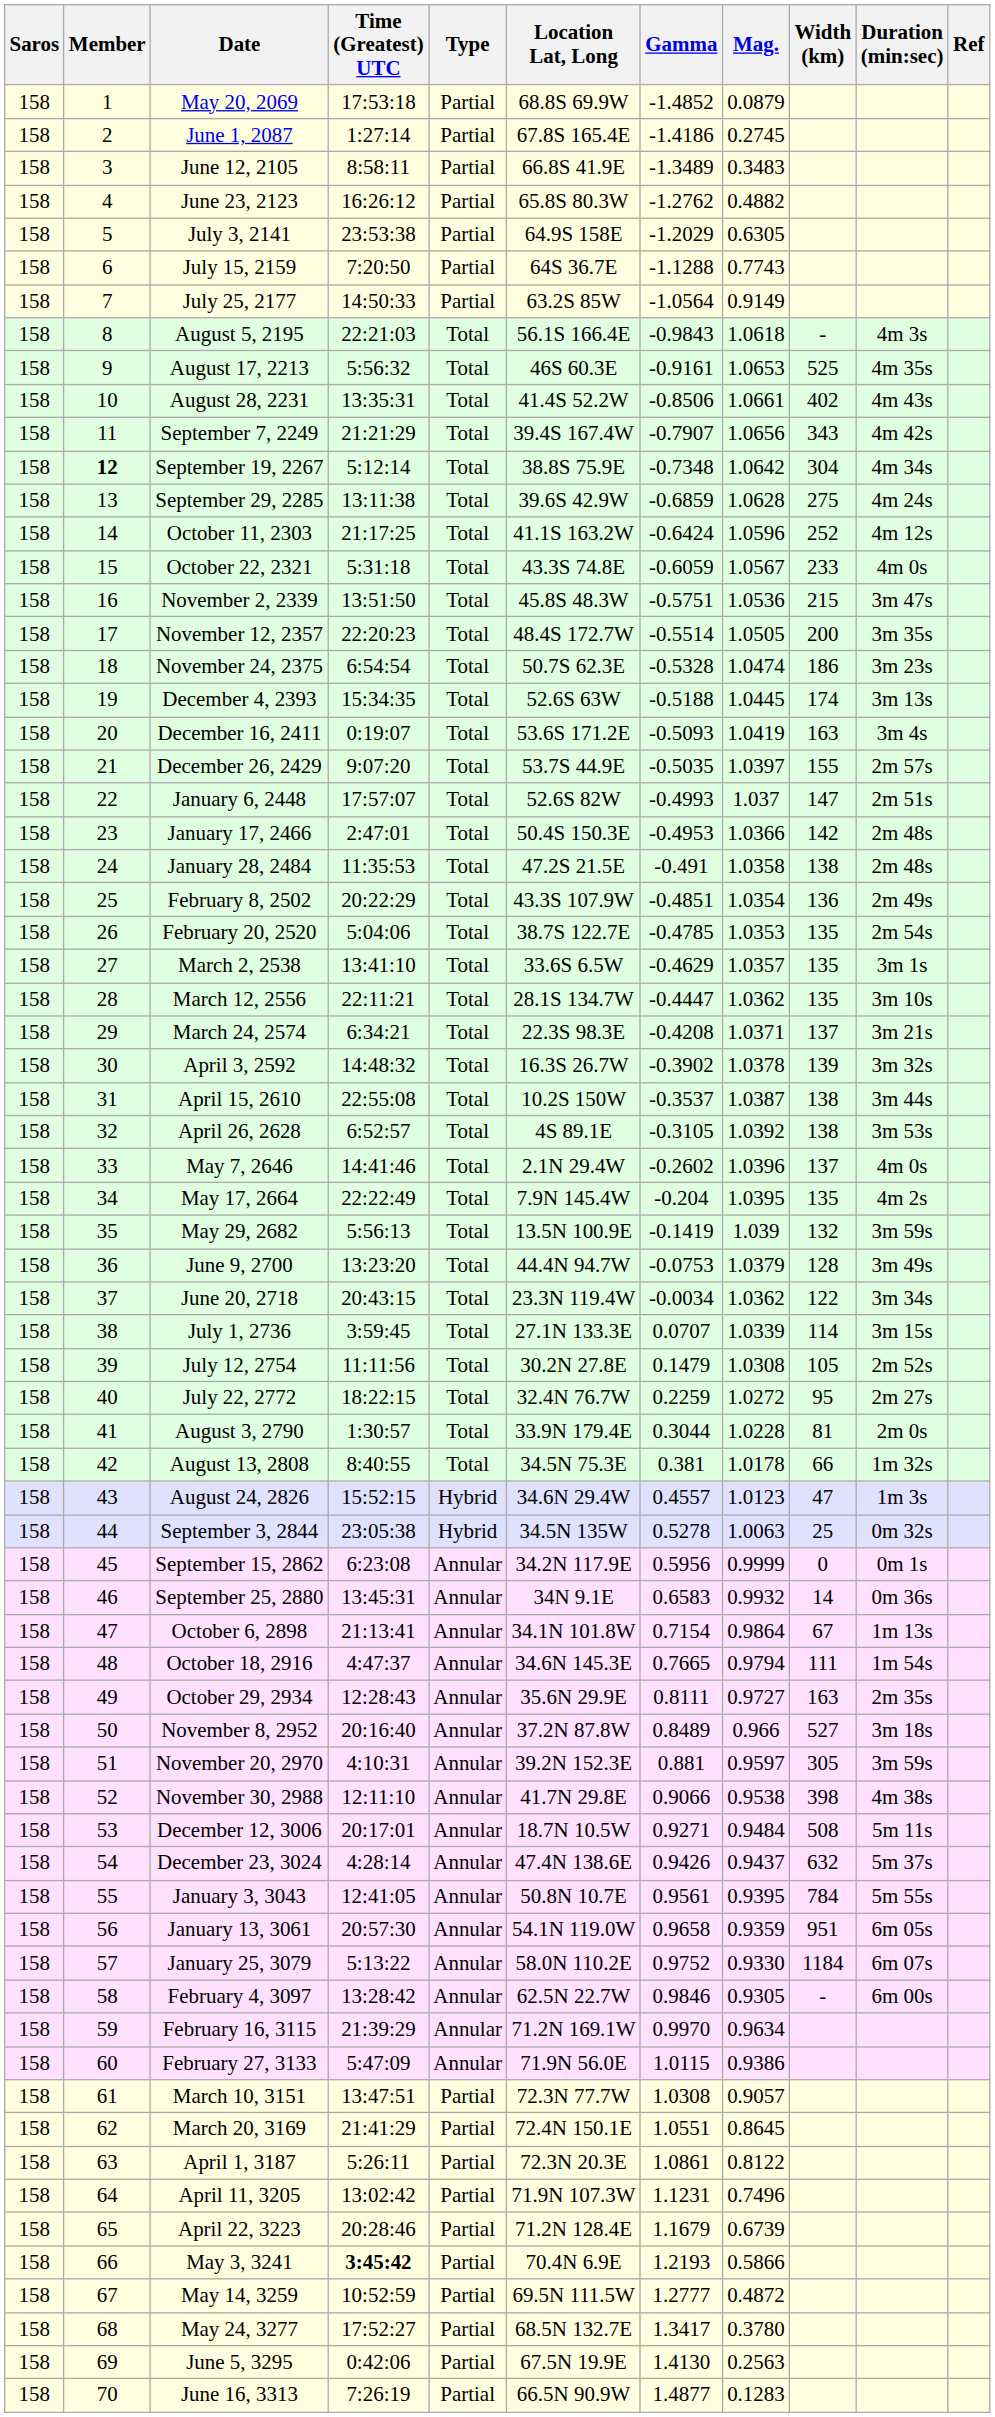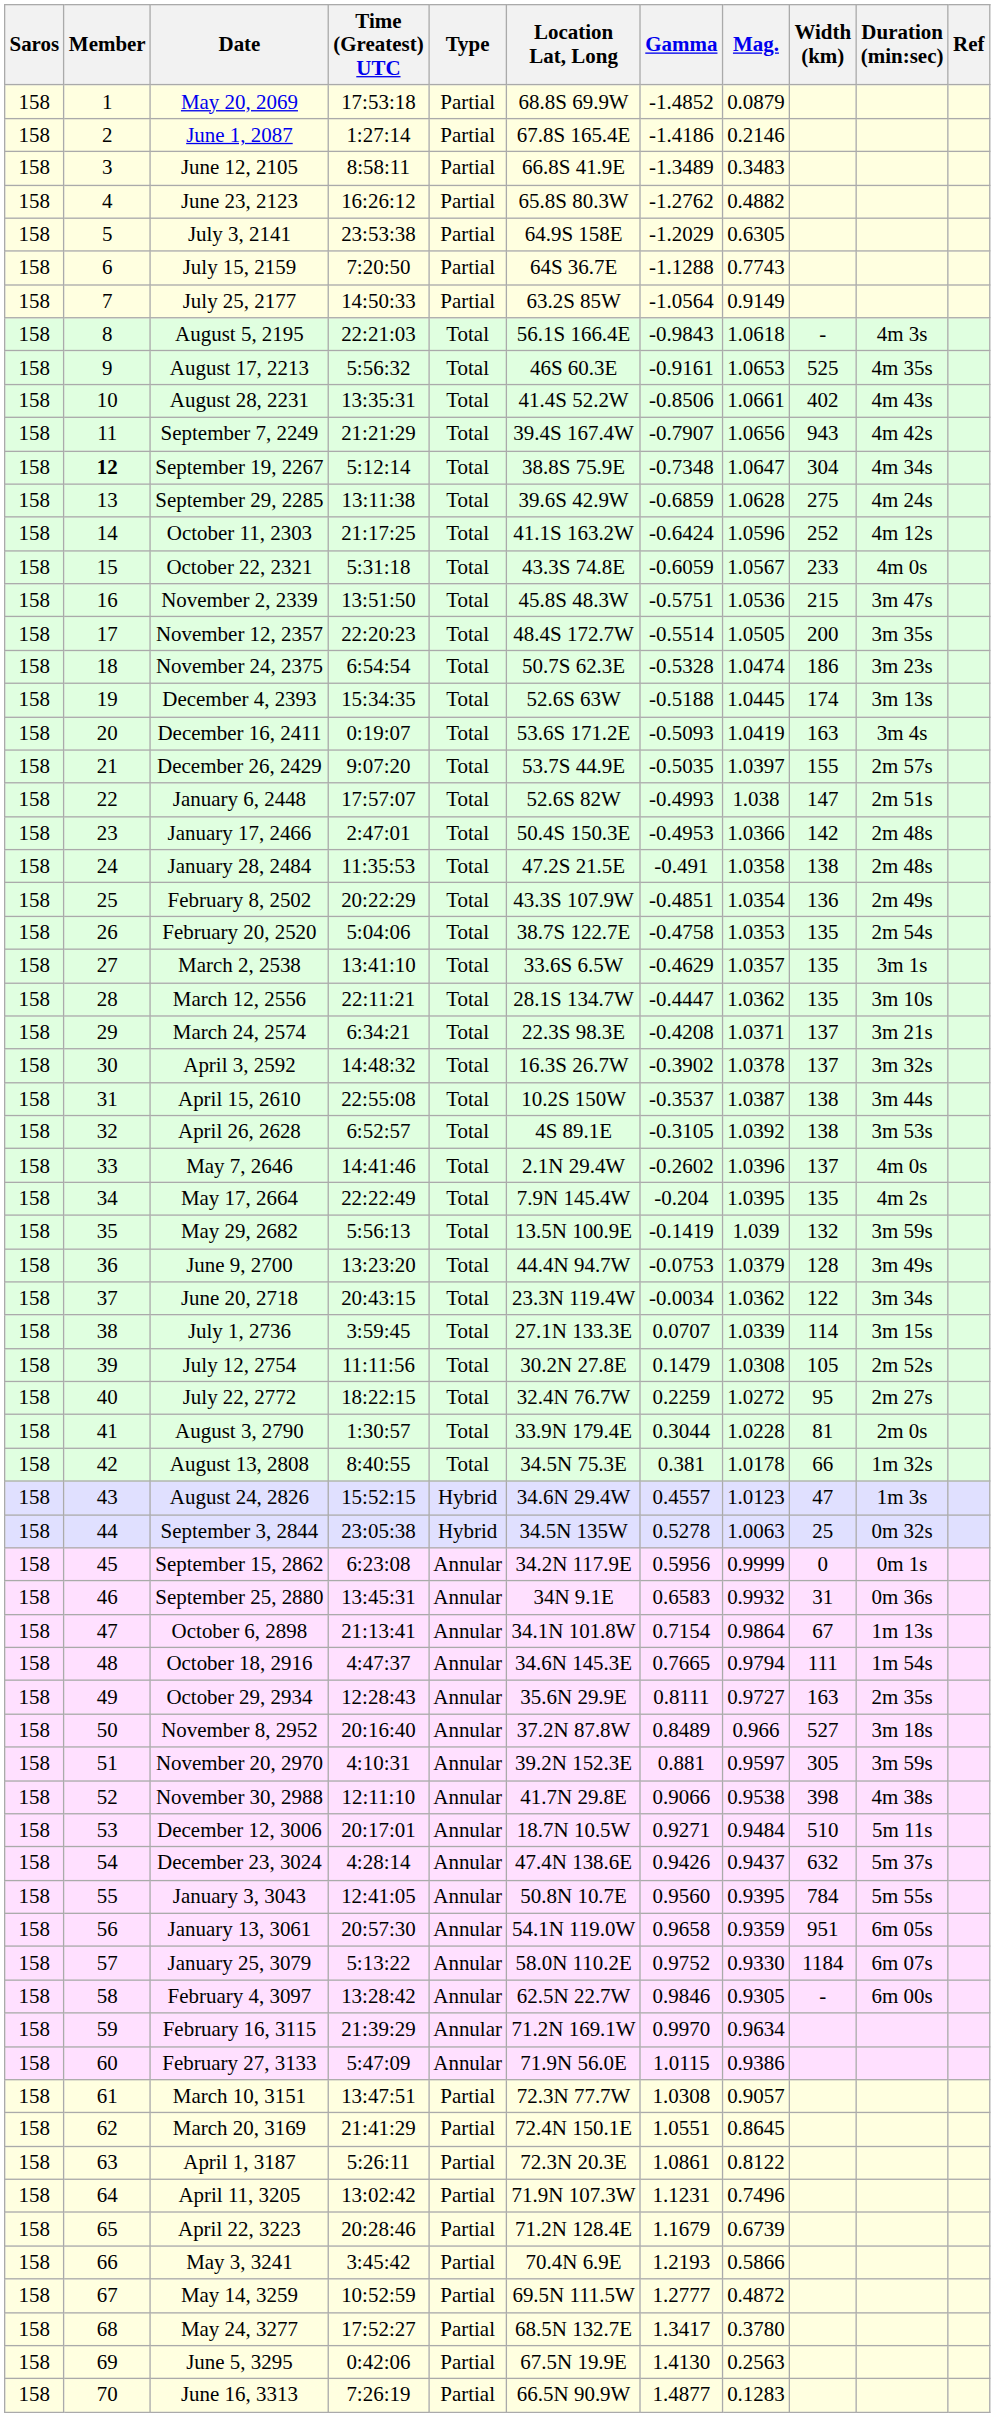(756, 134) 0.2745 -> (756, 134) 0.2146
(823, 433) 343 -> (823, 433) 943
(756, 467) 1.0642 -> (756, 467) 1.0647
(756, 799) 1.037 -> (756, 799) 1.038
(681, 932) -0.4785 -> (681, 932) -0.4758
(823, 1065) 139 -> (823, 1065) 137
(823, 1597) 14 -> (823, 1597) 31
(823, 1830) 508 -> (823, 1830) 510
(681, 1896) 0.9561 -> (681, 1896) 0.9560
(378, 2262) bold -> (378, 2262) normal
